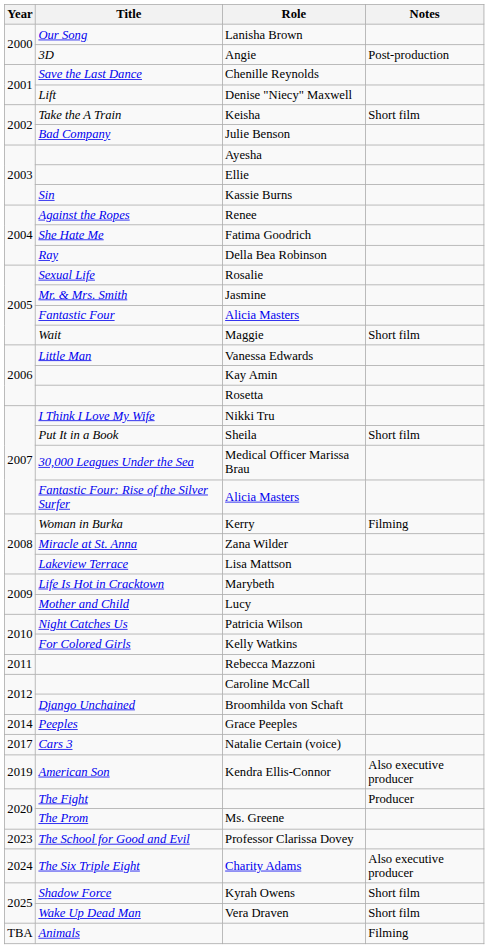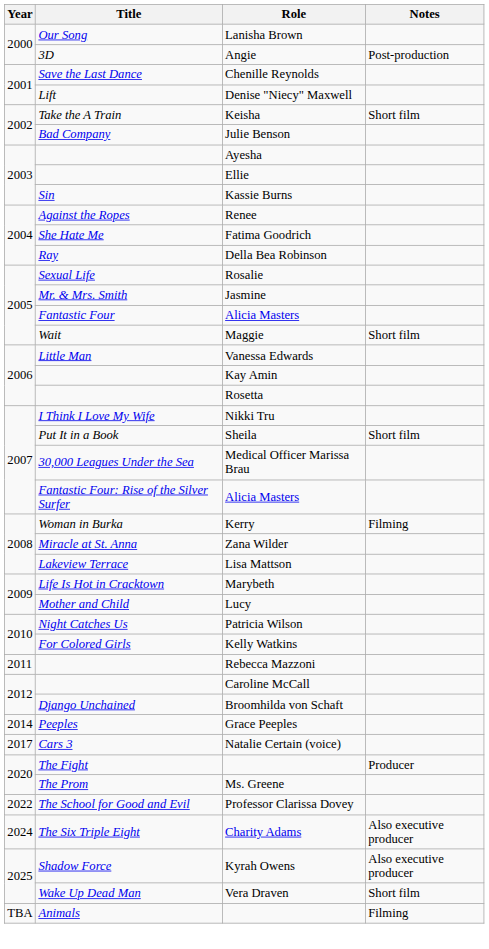- row: (74, 771)
(20, 838) 2023 -> (20, 804) 2022
(394, 893) Short film -> (406, 866) Also executive producer
